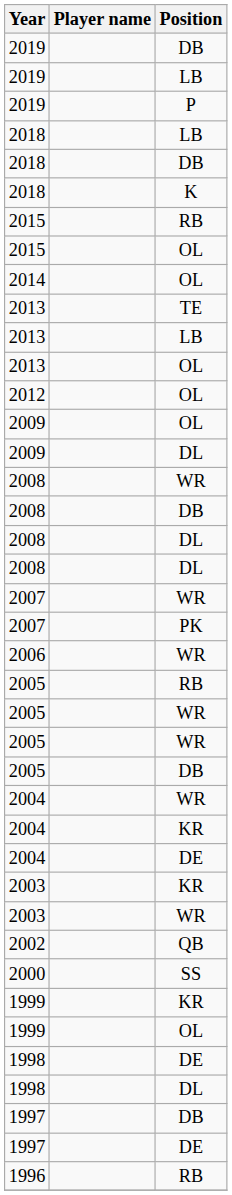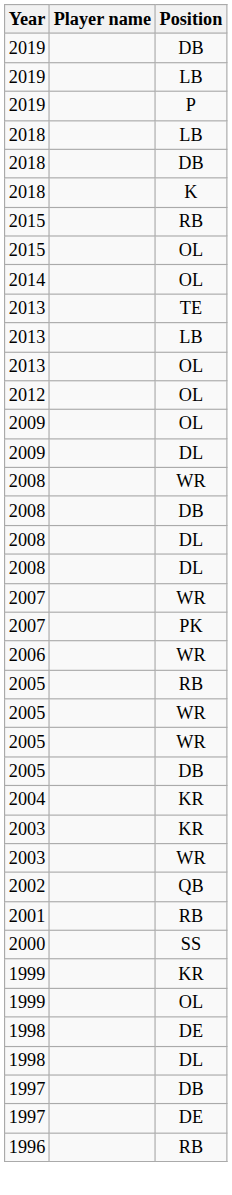- row: (27, 800)
- row: (27, 857)
+ row: (27, 915)
